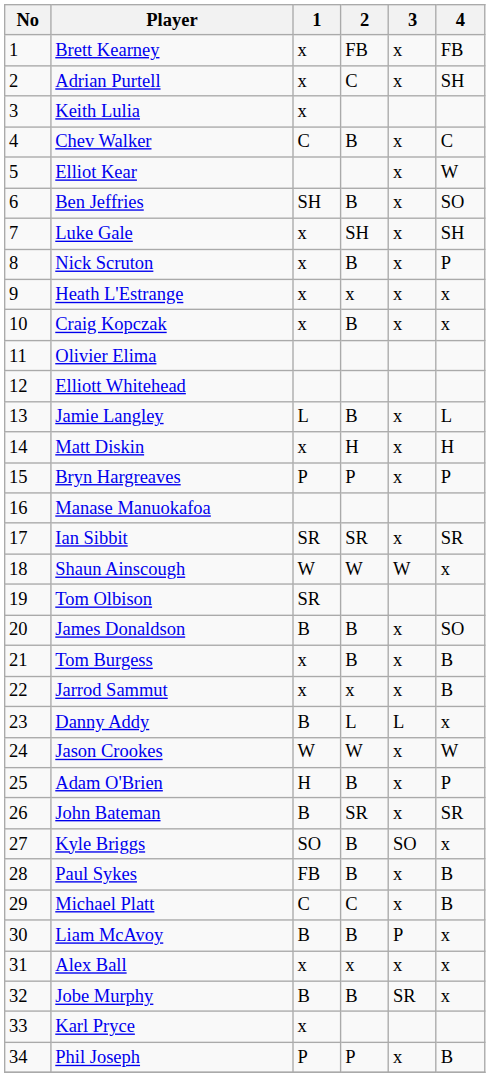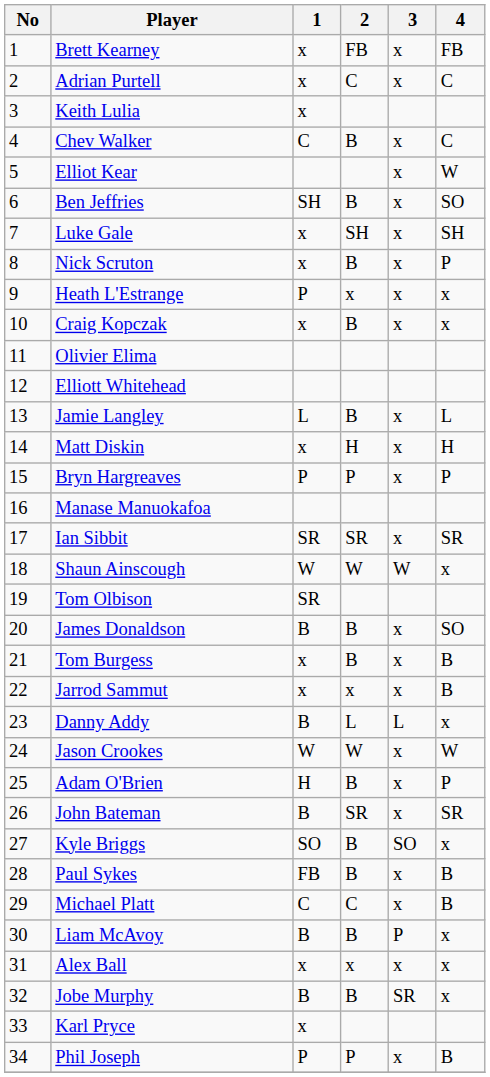(453, 80) SH -> (447, 80) C
(302, 293) x -> (303, 293) P
